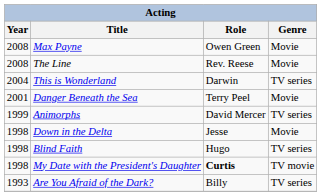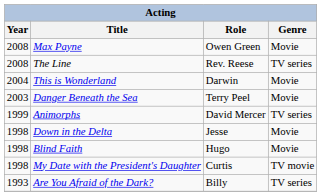(285, 64) Movie -> (291, 64) TV series
(291, 81) TV series -> (285, 81) Movie
(18, 98) 2001 -> (18, 98) 2003
(291, 149) TV series -> (285, 149) Movie
(220, 166) bold -> (219, 166) normal
